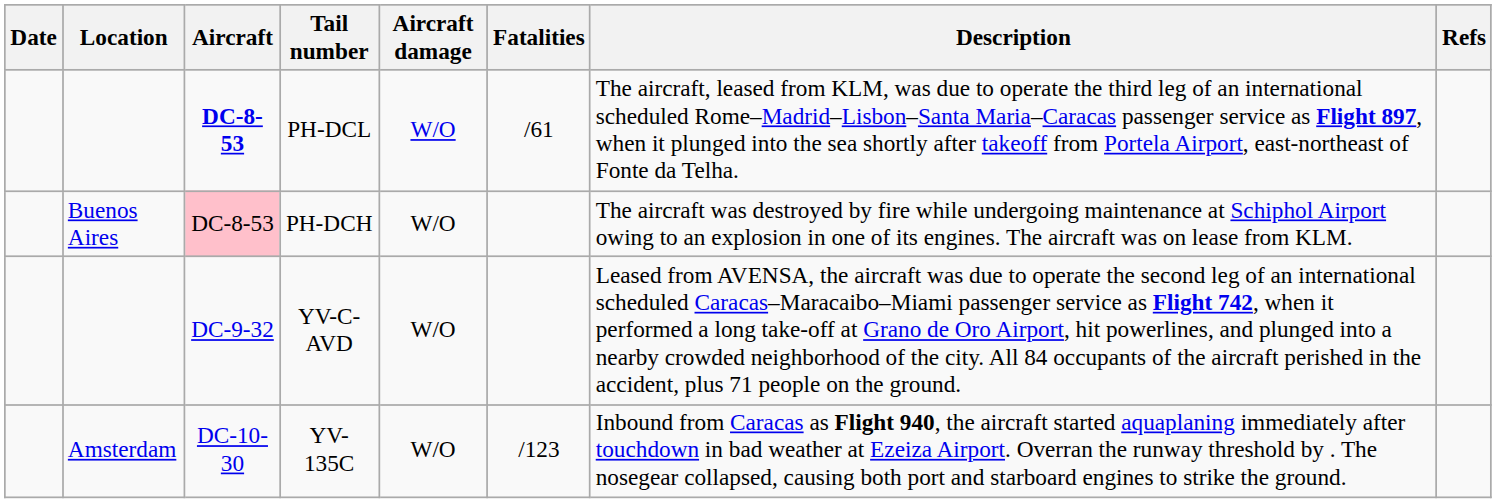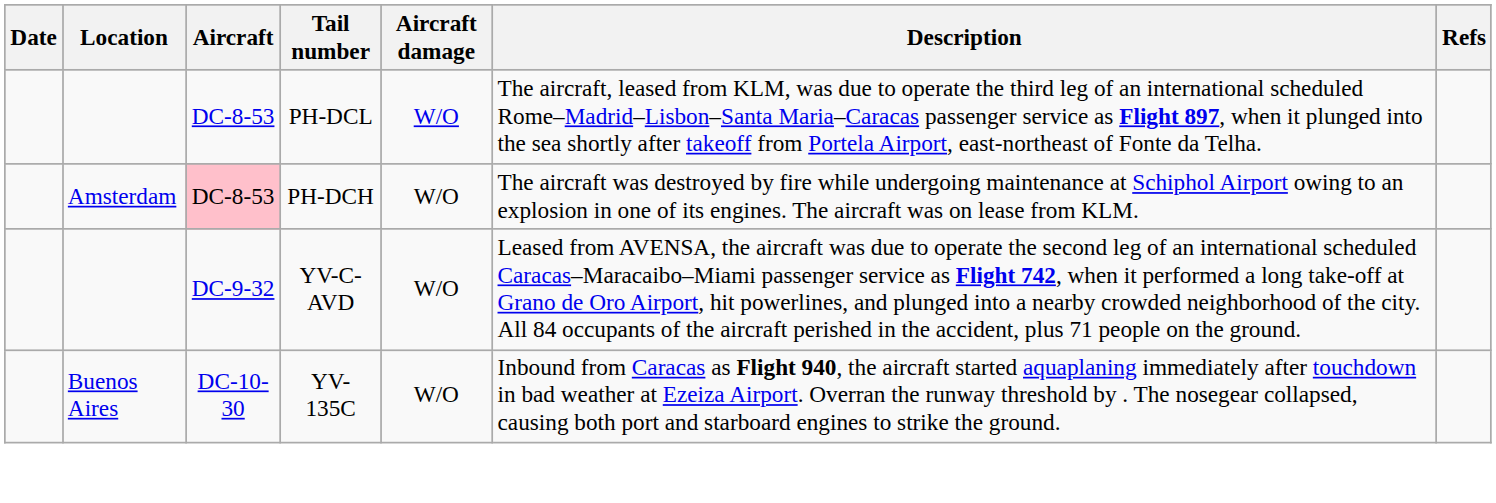- column: (539, 36)
(232, 130) bold -> (233, 116) normal
(103, 223) Buenos Aires -> (122, 195) Amsterdam
(122, 450) Amsterdam -> (103, 395) Buenos Aires
